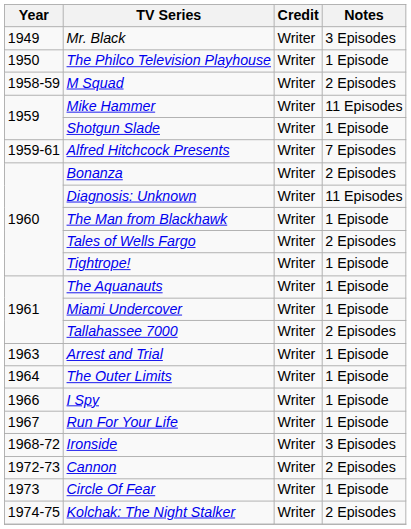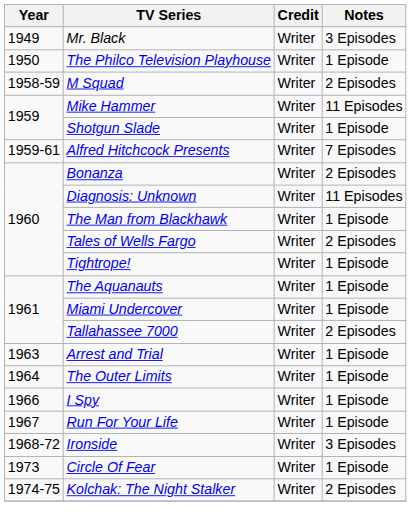- row: (91, 467)
